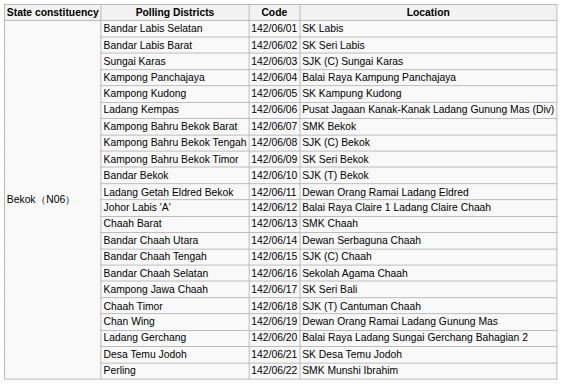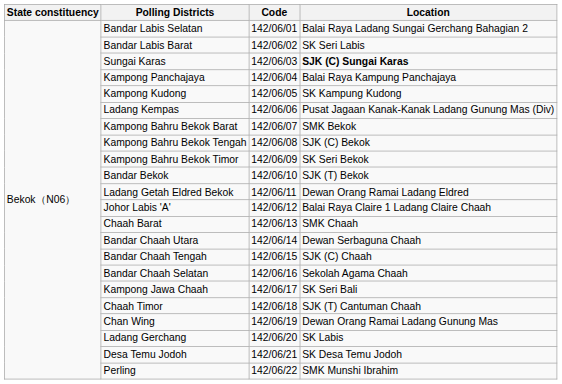(323, 28) SK Labis -> (415, 28) Balai Raya Ladang Sungai Gerchang Bahagian 2
(353, 61) normal -> (355, 61) bold
(415, 338) Balai Raya Ladang Sungai Gerchang Bahagian 2 -> (323, 338) SK Labis
